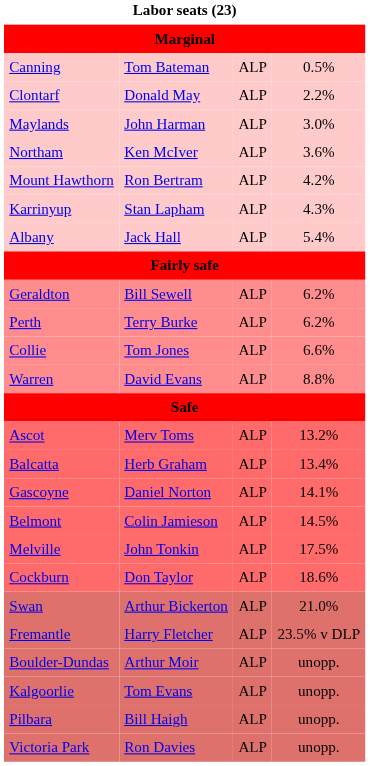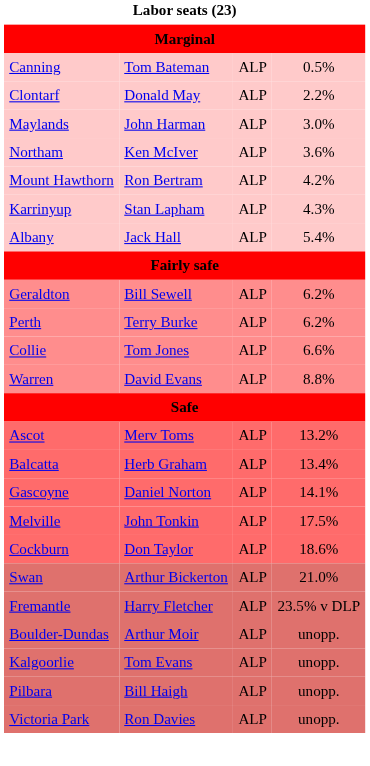- row: (35, 520)
